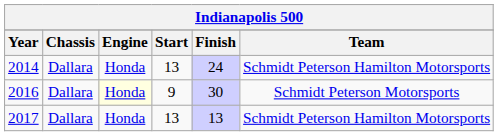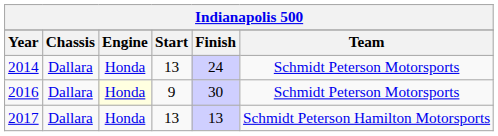(367, 67) Schmidt Peterson Hamilton Motorsports -> (367, 67) Schmidt Peterson Motorsports
